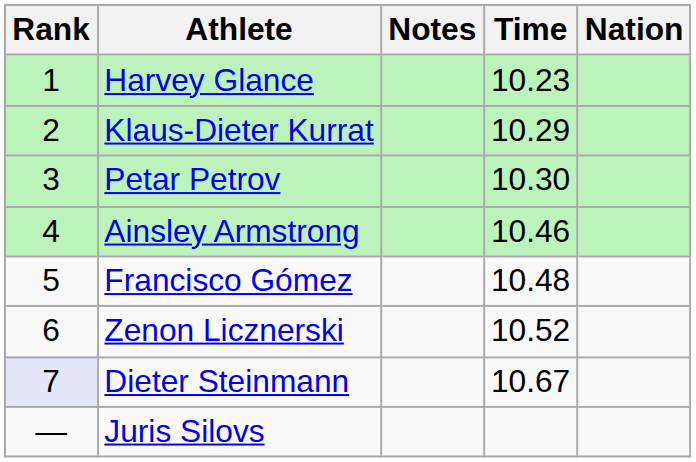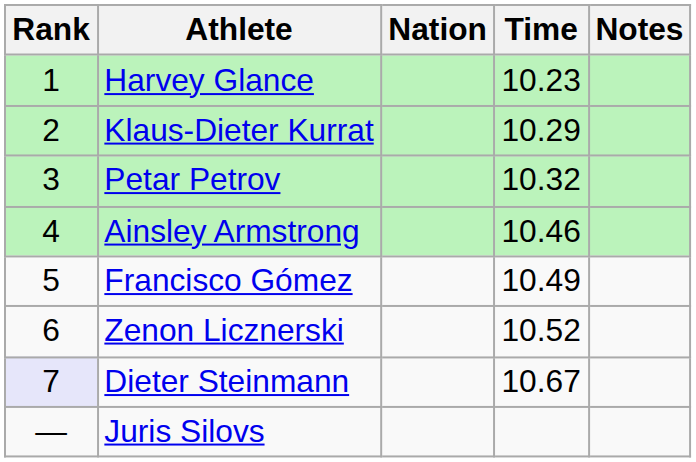columns swapped: (634, 29) <-> (432, 29)
(531, 180) 10.30 -> (541, 180) 10.32
(531, 280) 10.48 -> (541, 280) 10.49
